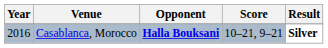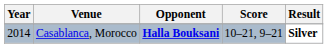(19, 33) 2016 -> (19, 33) 2014
